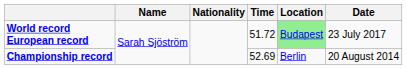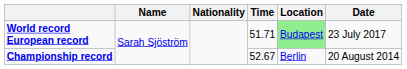(262, 34) 51.72 -> (262, 34) 51.71
(262, 56) 52.69 -> (262, 56) 52.67
